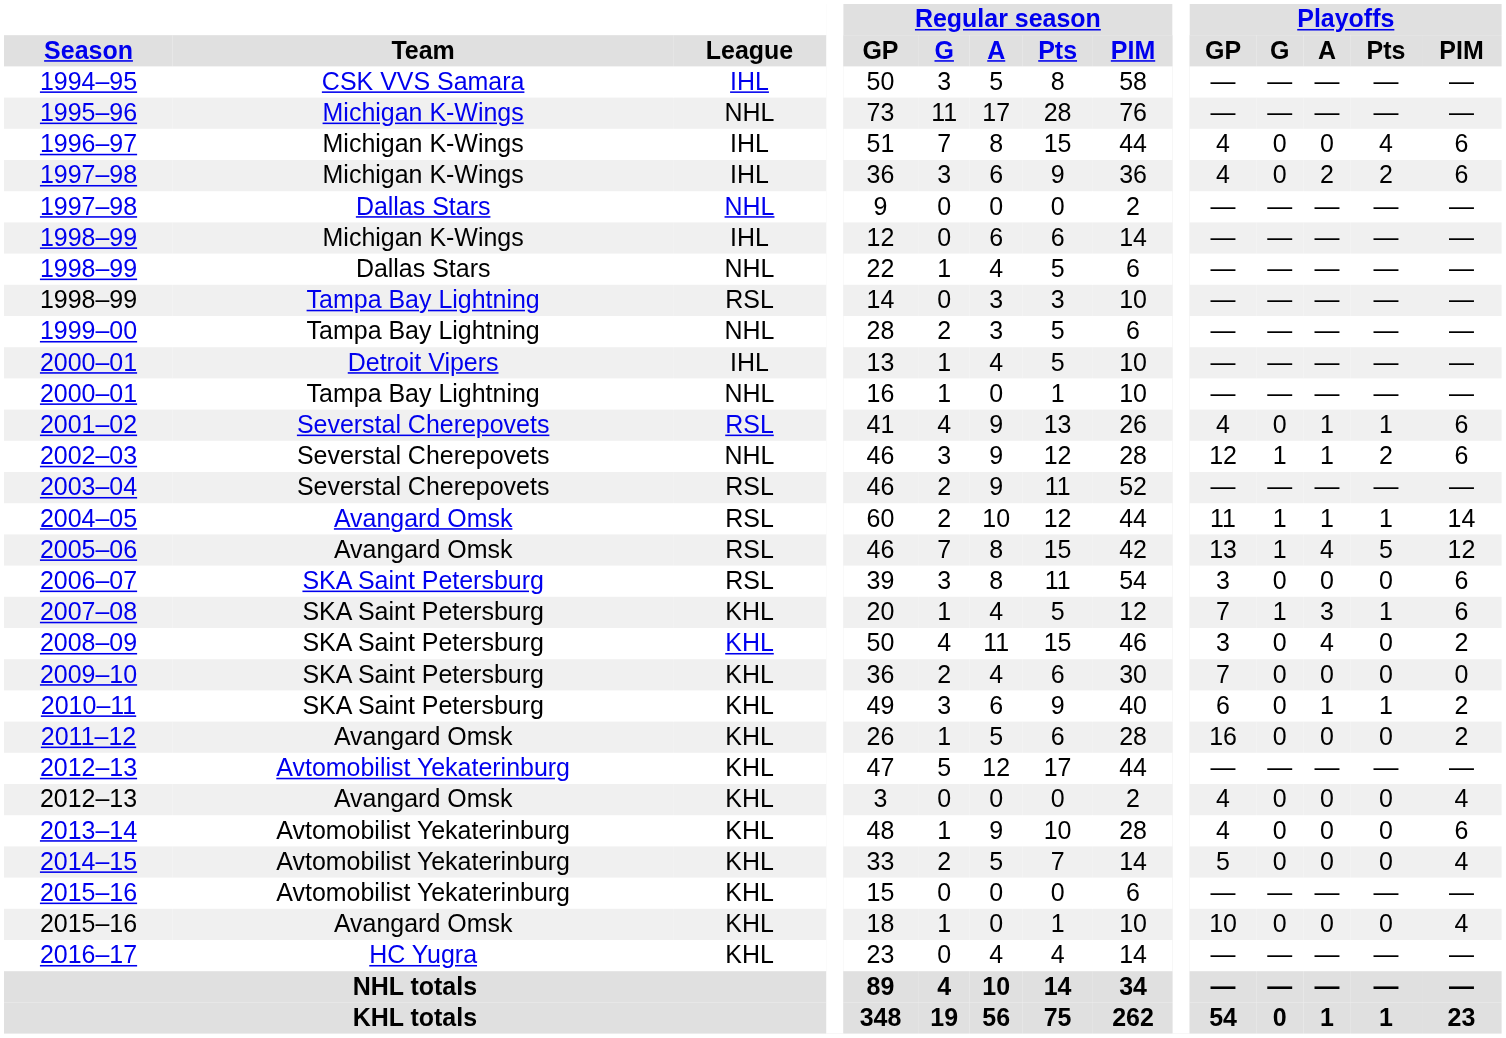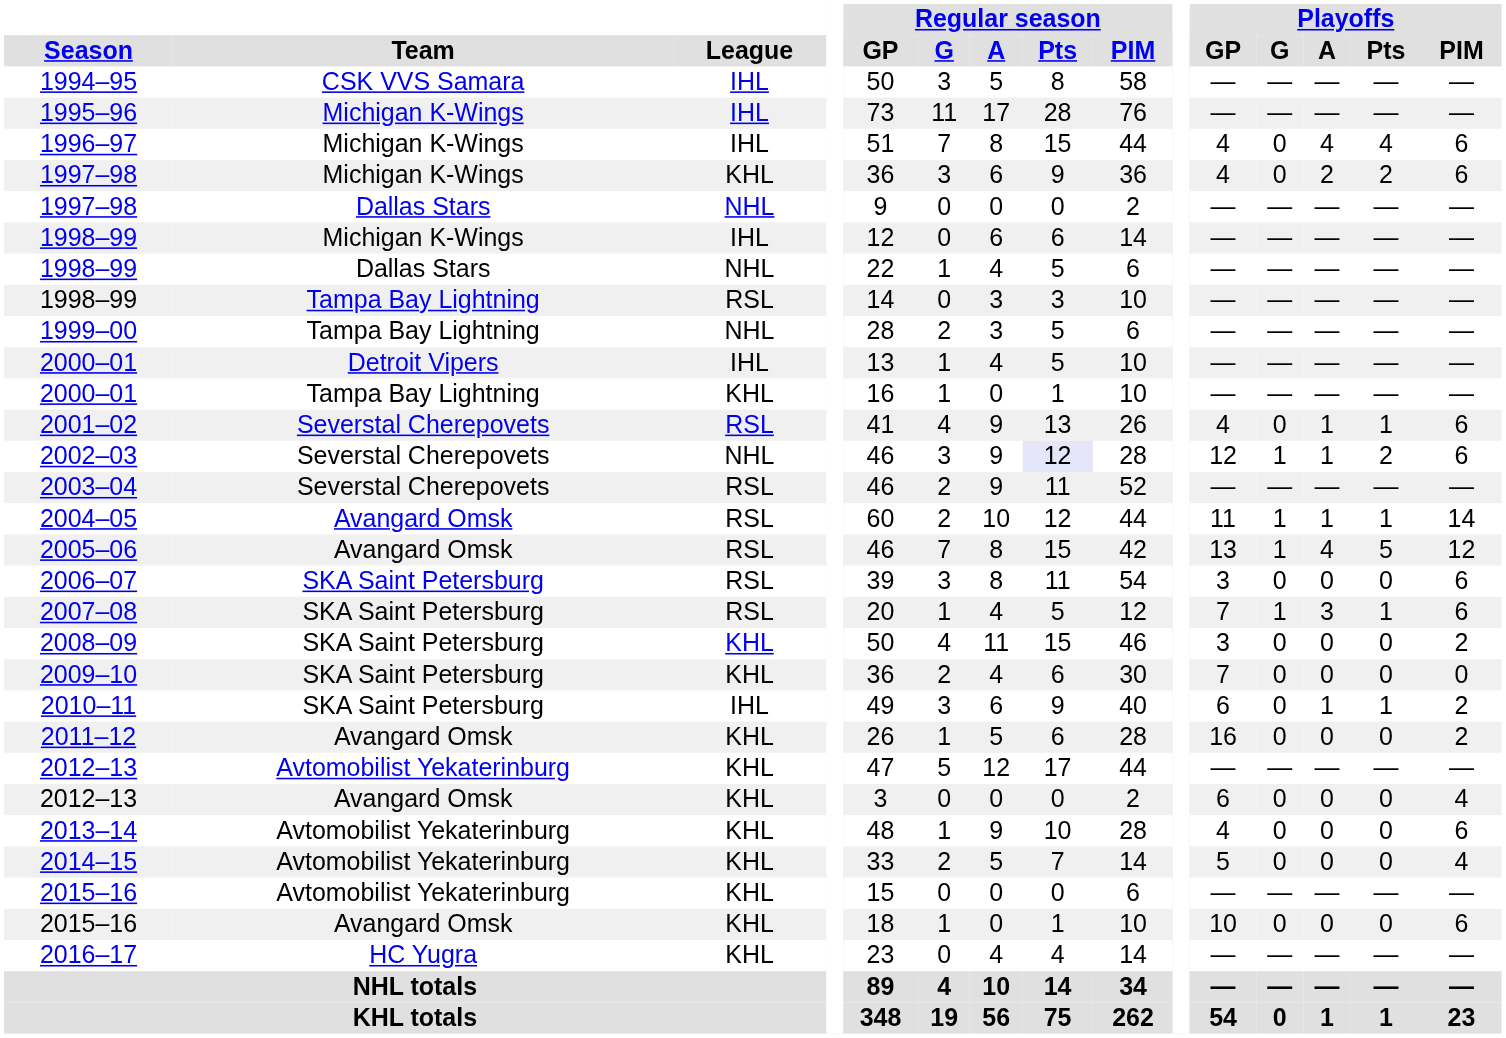(750, 112) NHL -> (750, 112) IHL
(1327, 144) 0 -> (1327, 144) 4
(750, 175) IHL -> (750, 175) KHL
(750, 393) NHL -> (750, 393) KHL
(1058, 456) no background -> (1058, 456) lavender background
(750, 612) KHL -> (750, 612) RSL
(1327, 643) 4 -> (1327, 643) 0
(750, 705) KHL -> (750, 705) IHL
(1223, 799) 4 -> (1223, 799) 6
(1462, 924) 4 -> (1462, 924) 6
